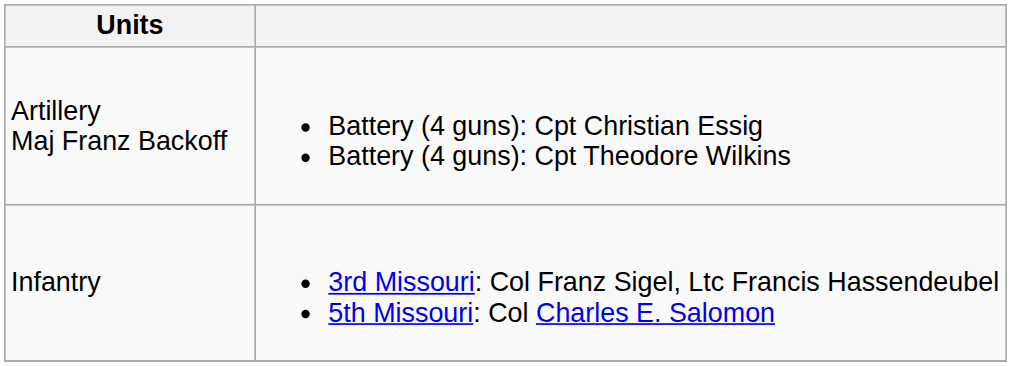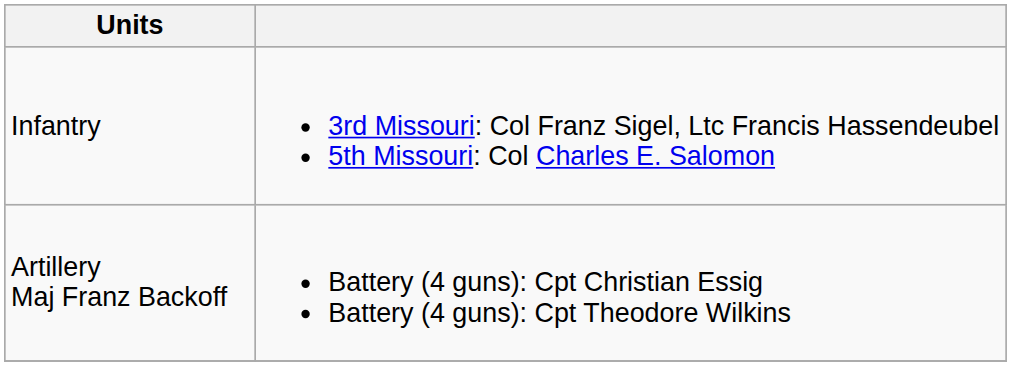rows swapped: (56, 282) <-> (119, 125)
